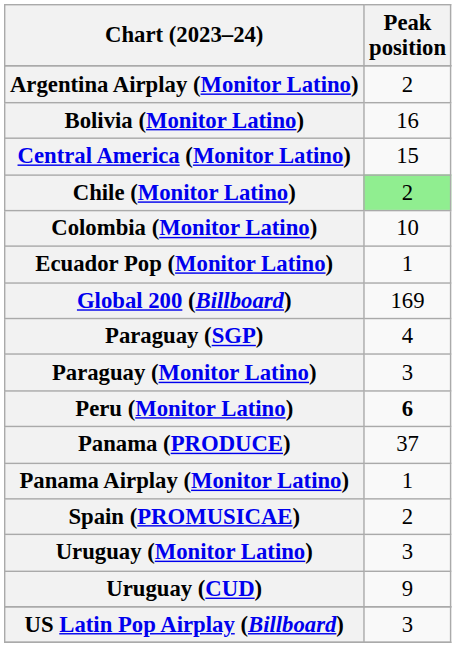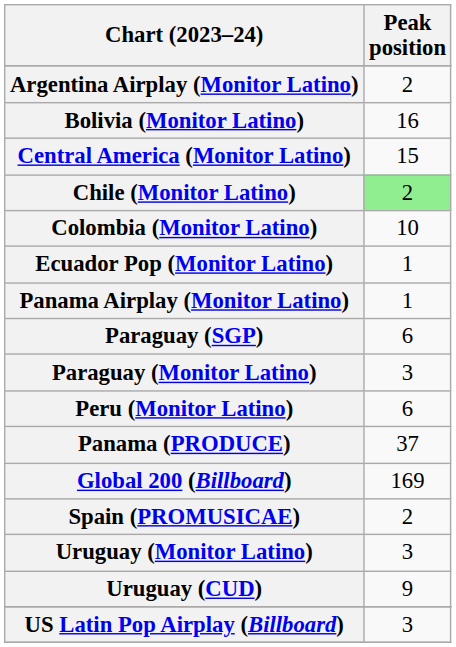rows swapped: (184, 300) <-> (184, 480)
(408, 336) 4 -> (408, 336) 6
(408, 408) bold -> (408, 408) normal
